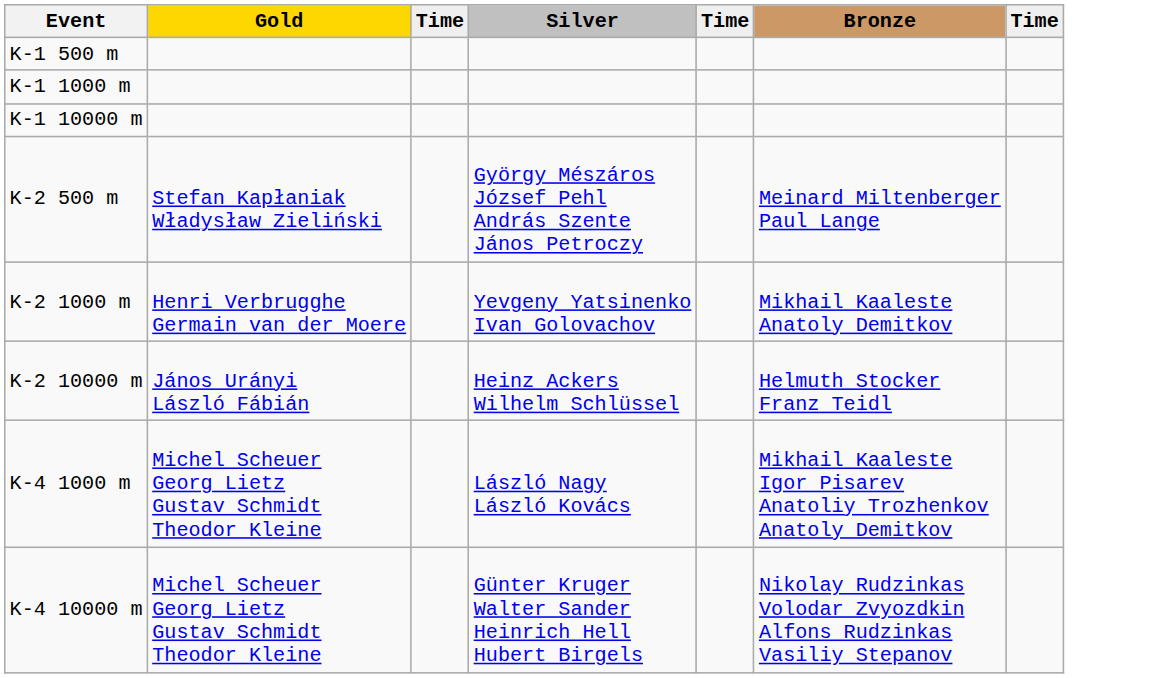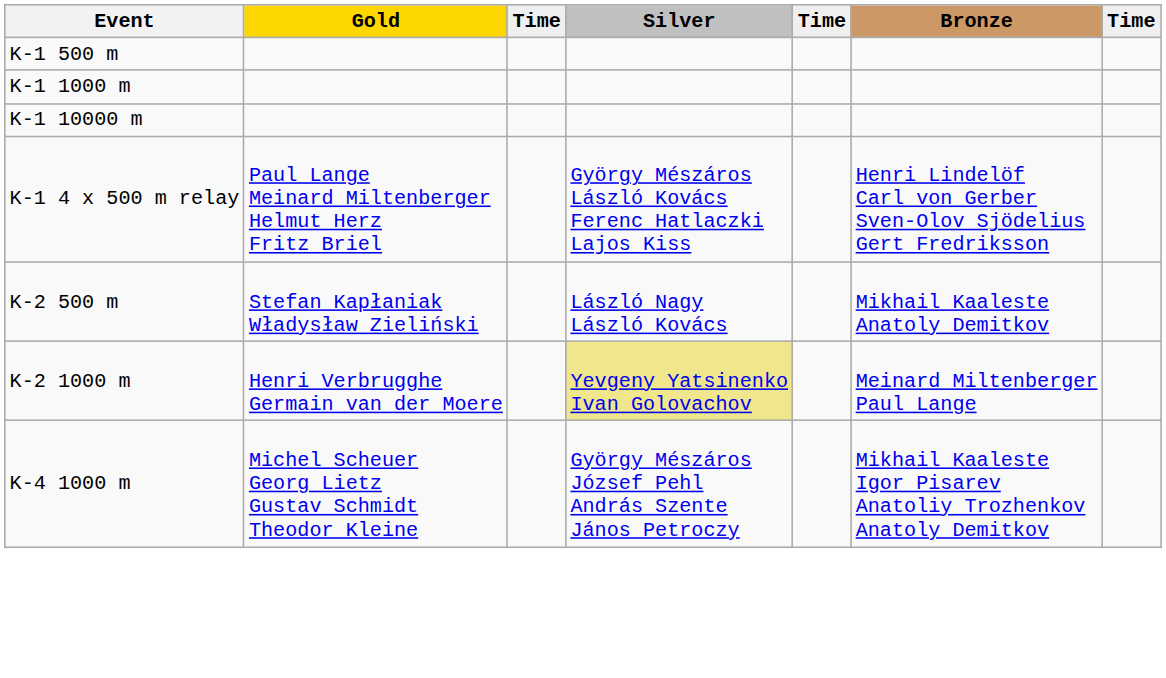+ row: (124, 199)
(564, 211) György Mészáros József Pehl András Szente János Petroczy -> (649, 313) László Nagy László Kovács
(880, 211) Meinard Miltenberger Paul Lange -> (952, 313) Mikhail Kaaleste Anatoly Demitkov
(583, 313) no background -> (679, 393) khaki background
(856, 313) Mikhail Kaaleste Anatoly Demitkov -> (977, 393) Meinard Miltenberger Paul Lange
- row: (76, 381)
(552, 495) László Nagy László Kovács -> (661, 495) György Mészáros József Pehl András Szente János Petroczy
- row: (76, 609)
